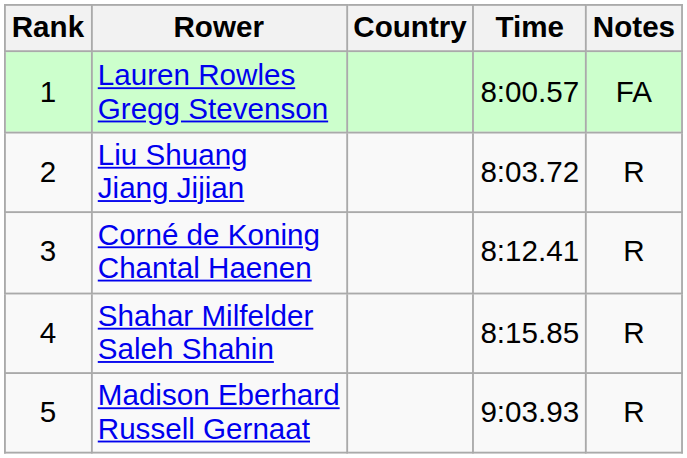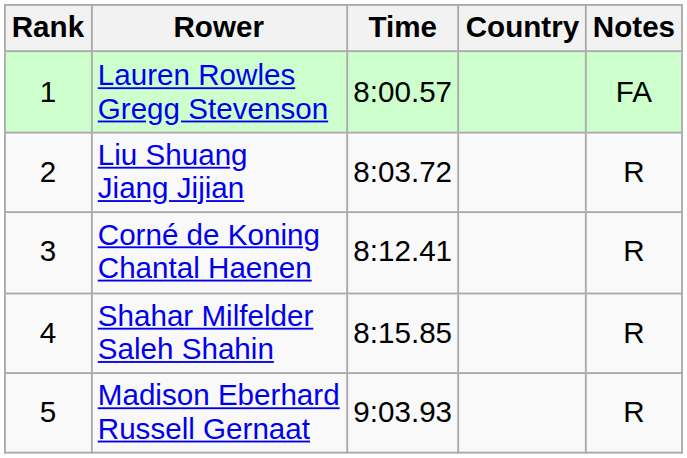columns swapped: (410, 27) <-> (530, 27)
